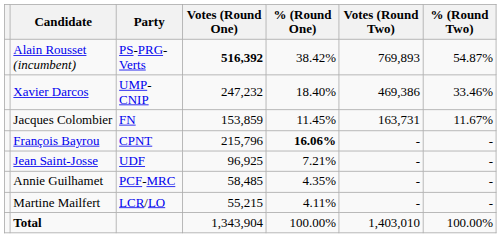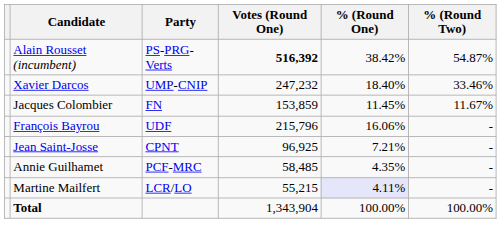- column: (381, 22)
(136, 140) CPNT -> (158, 126) UDF
(315, 140) bold -> (385, 126) normal
(132, 161) UDF -> (162, 146) CPNT
(320, 202) no background -> (389, 187) lavender background
